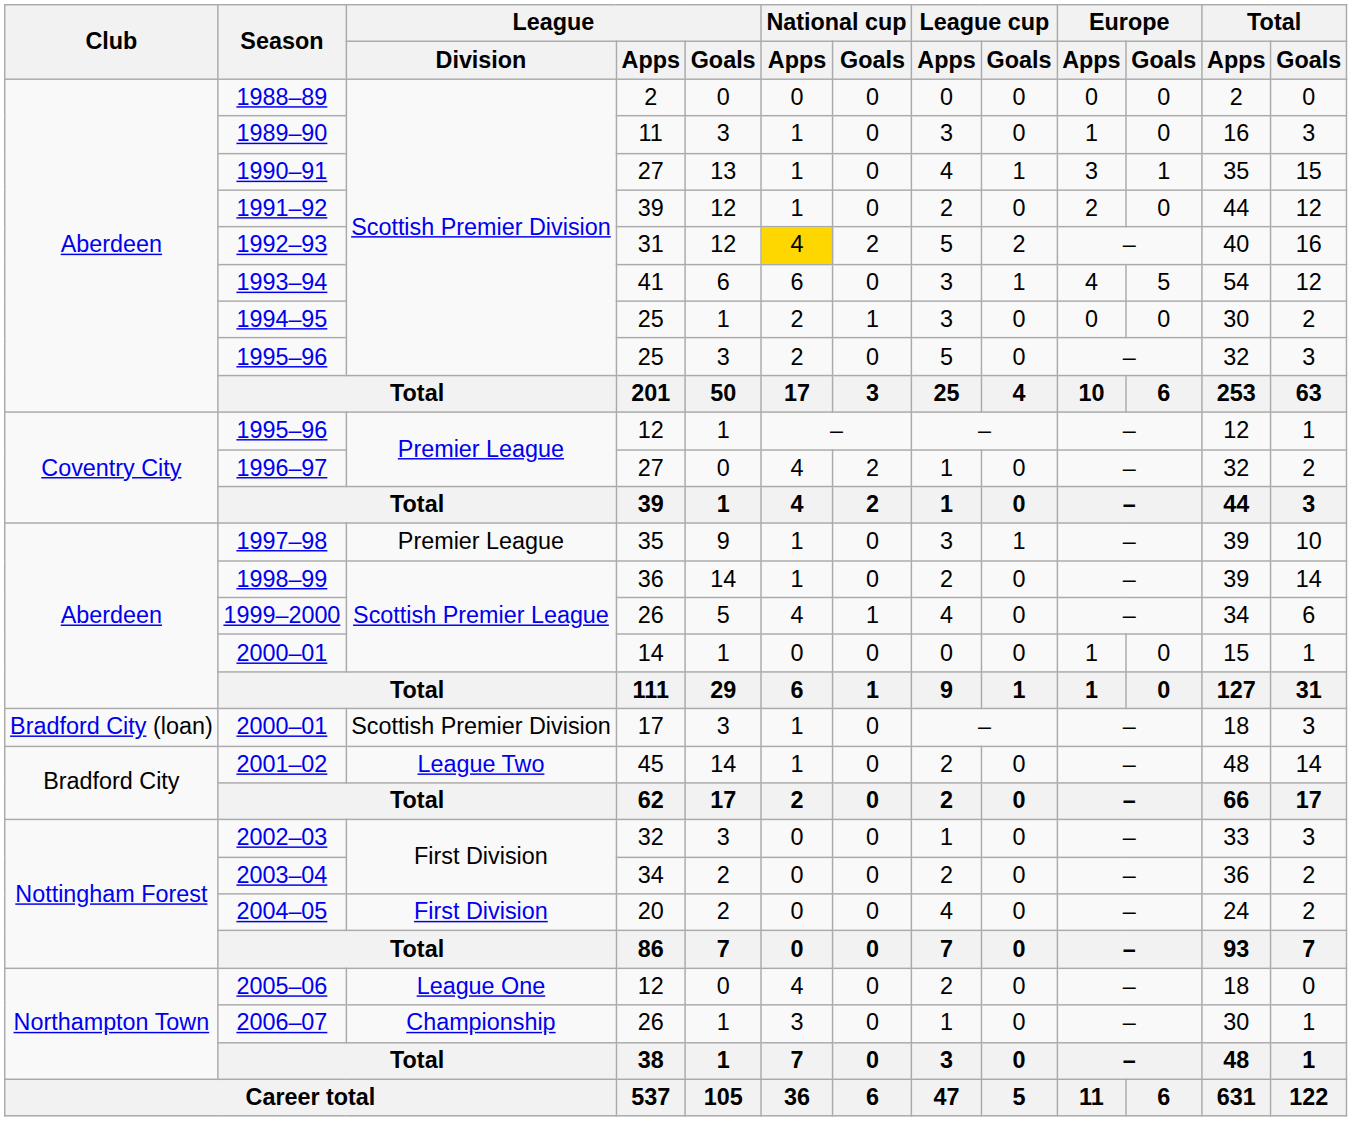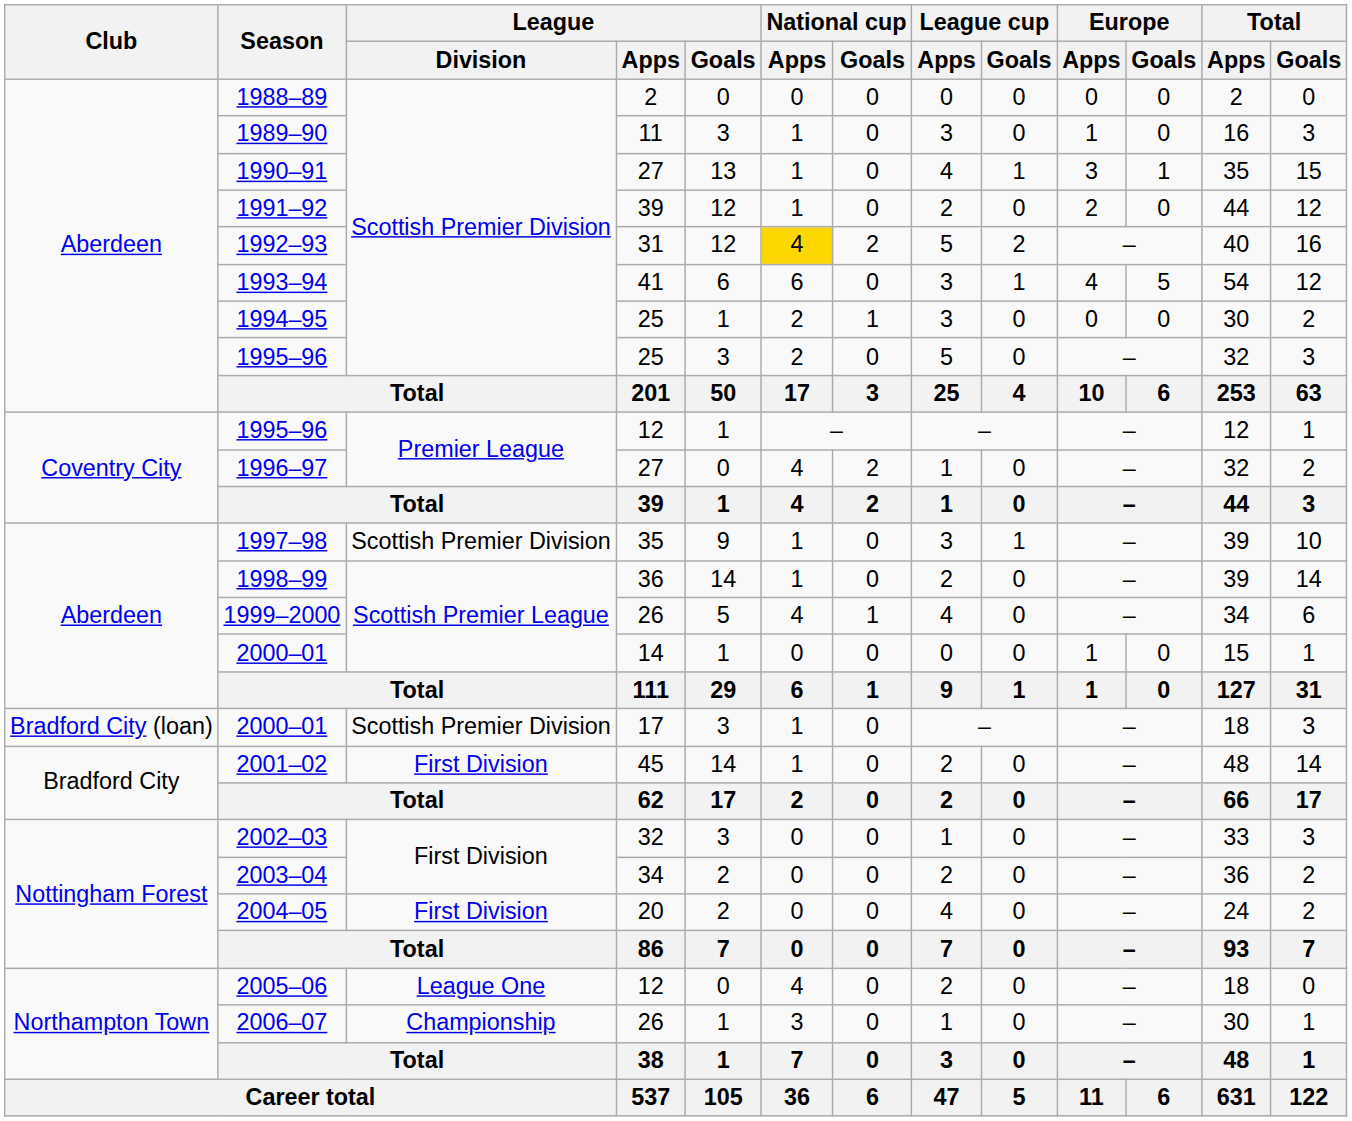(481, 541) Premier League -> (481, 541) Scottish Premier Division
(481, 763) League Two -> (481, 763) First Division
